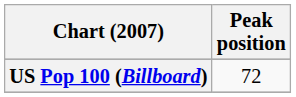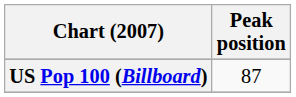(251, 75) 72 -> (251, 75) 87
